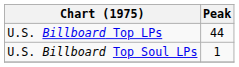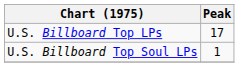(217, 33) 44 -> (217, 33) 17
